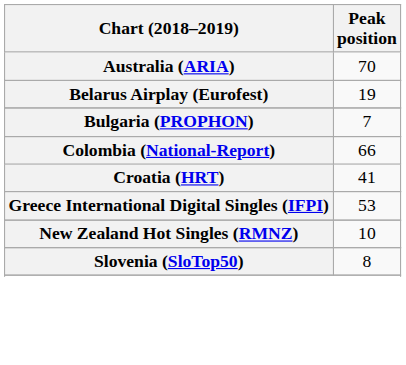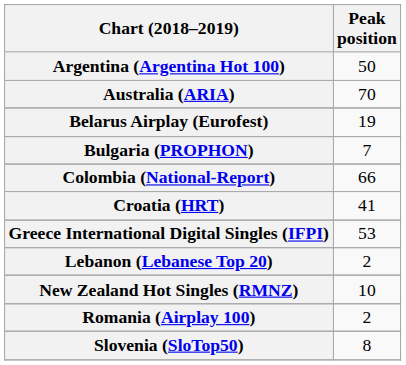+ row: (169, 66)
+ row: (169, 261)
+ row: (169, 317)
